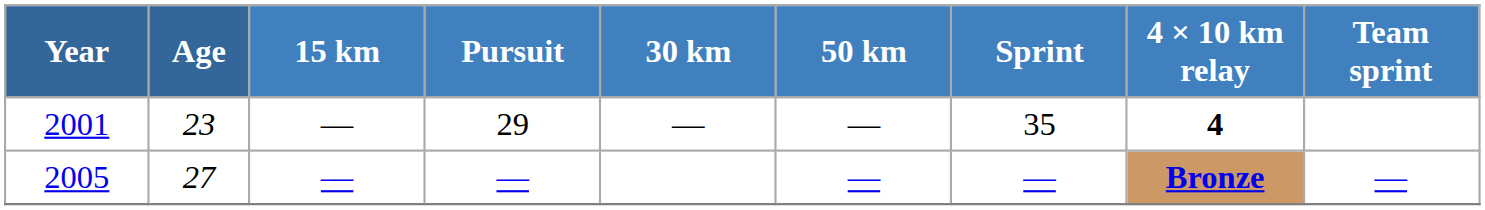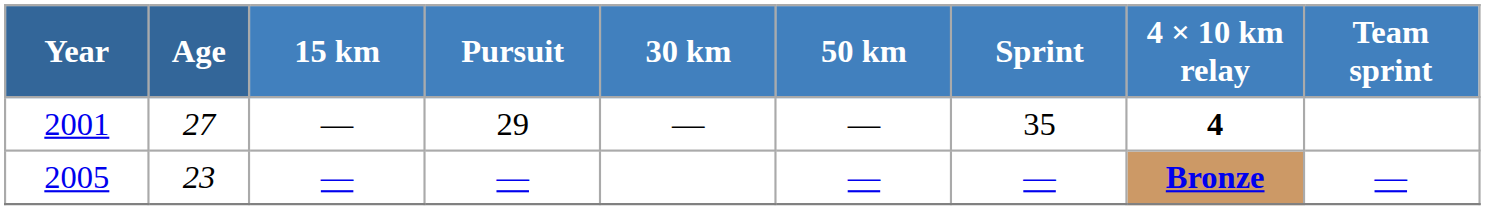(199, 123) 23 -> (199, 123) 27
(199, 177) 27 -> (199, 177) 23
